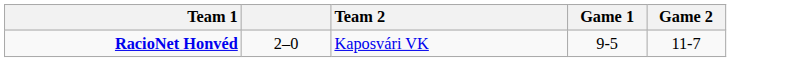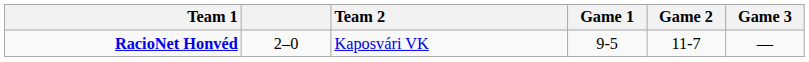+ column: (765, 17)
